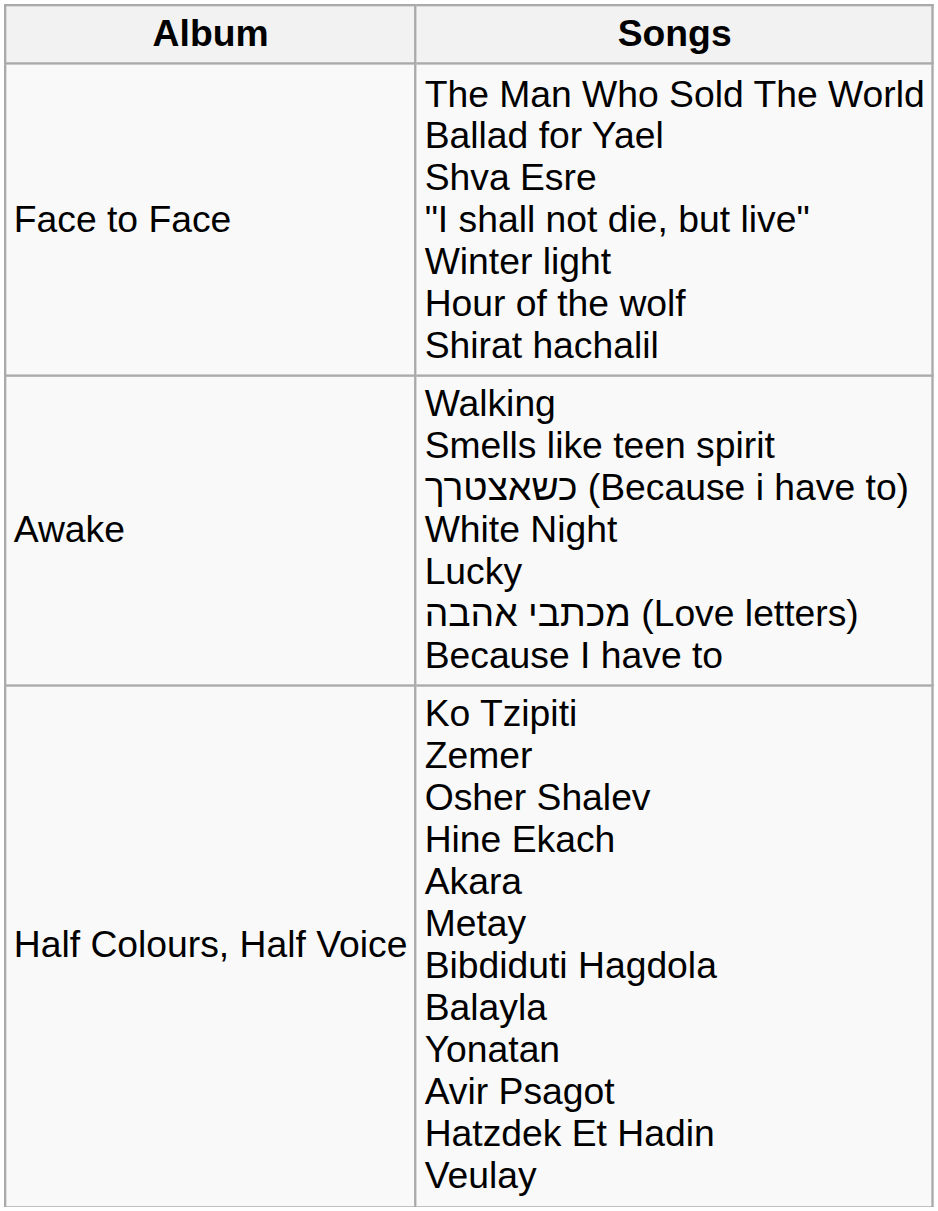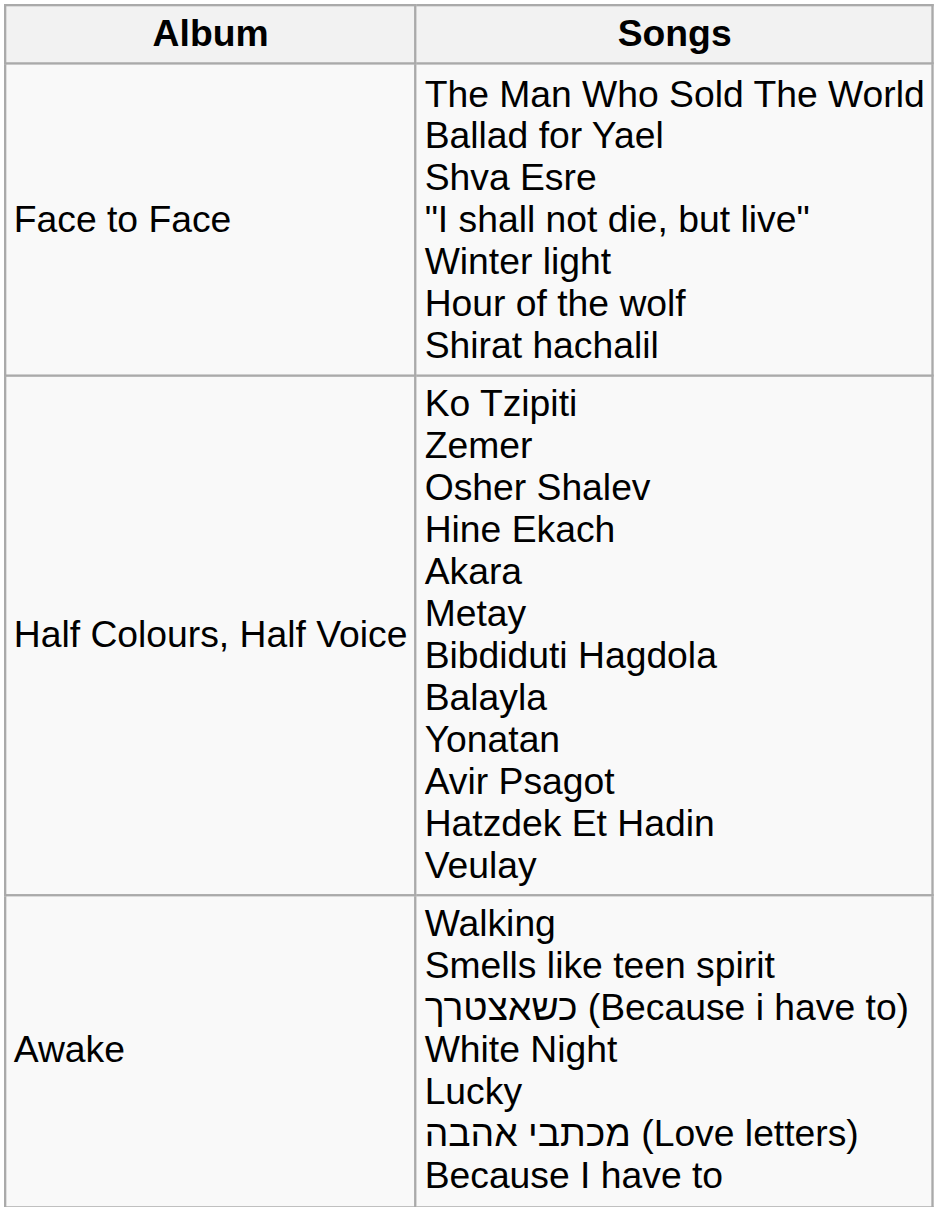rows swapped: (69, 529) <-> (211, 945)
